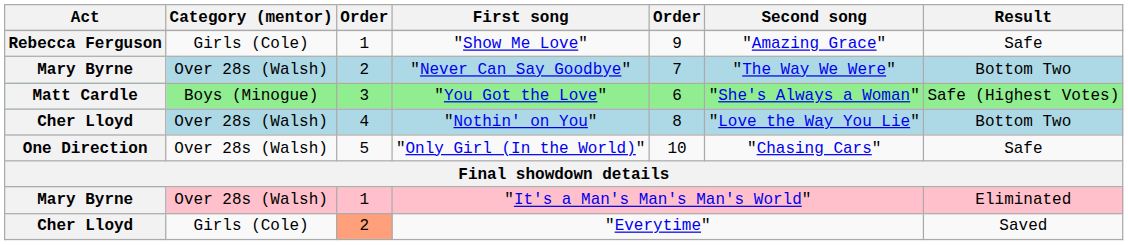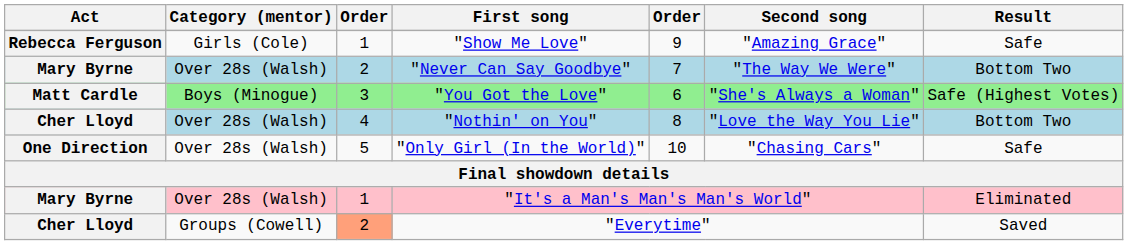(251, 226) Girls (Cole) -> (251, 226) Groups (Cowell)
